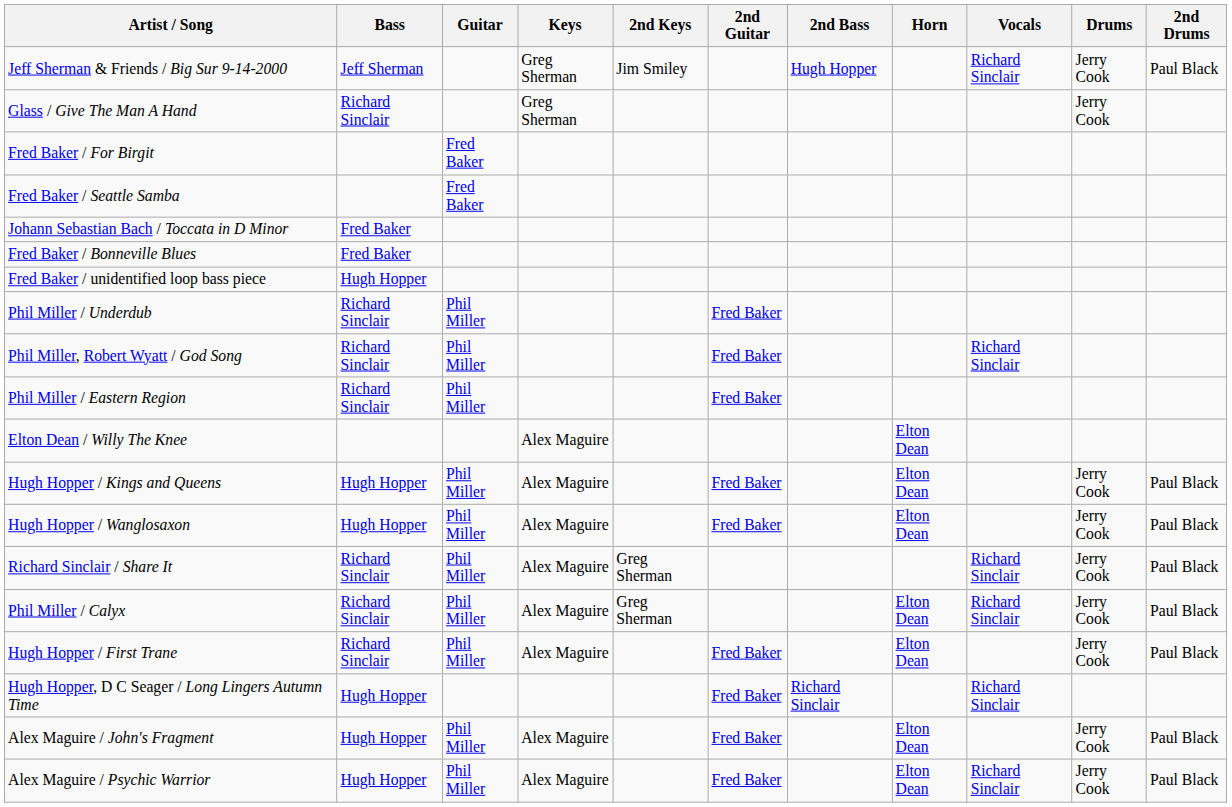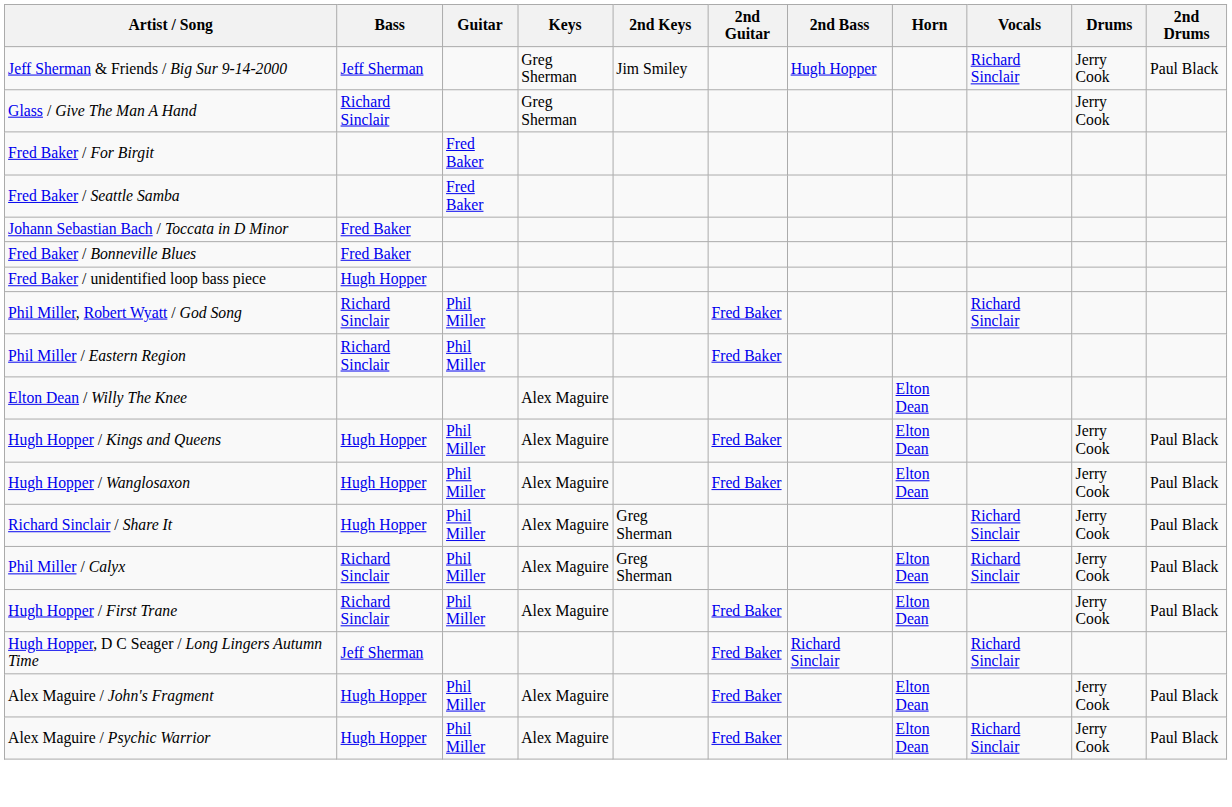- row: (80, 312)
(365, 567) Richard Sinclair -> (383, 525) Hugh Hopper
(383, 695) Hugh Hopper -> (382, 652) Jeff Sherman
